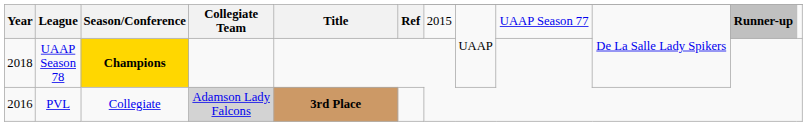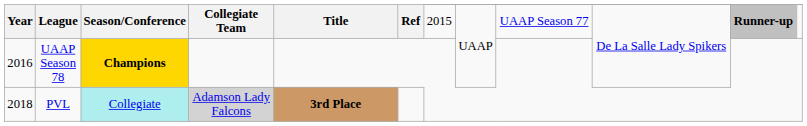(20, 63) 2018 -> (20, 63) 2016
(20, 104) 2016 -> (20, 104) 2018
(135, 104) no background -> (135, 104) paleturquoise background
